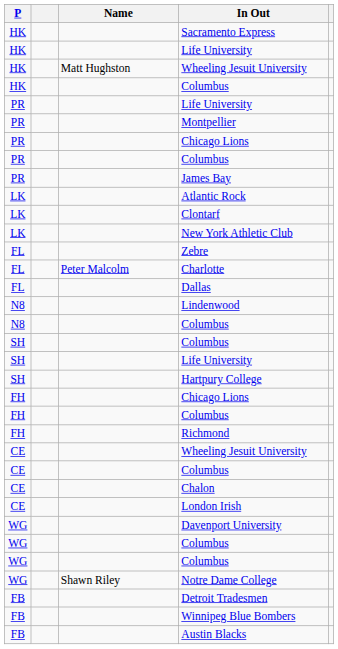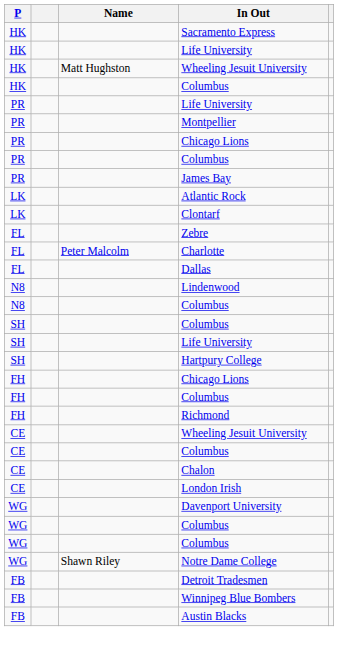- row: (18, 232)
